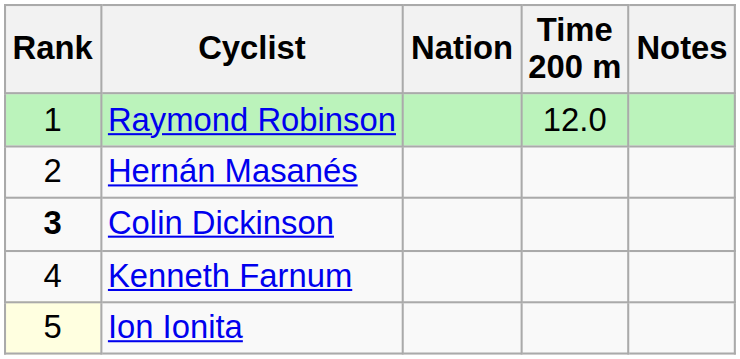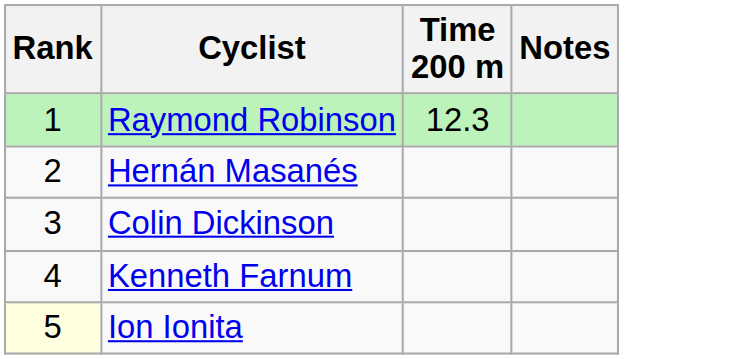- column: (462, 48)
(575, 119) 12.0 -> (458, 119) 12.3
(53, 223) bold -> (53, 223) normal
